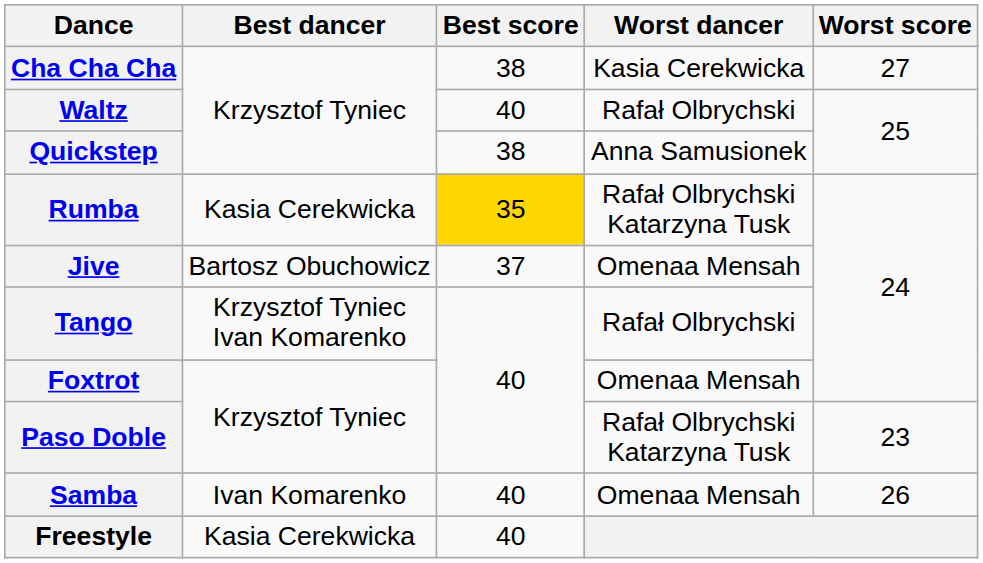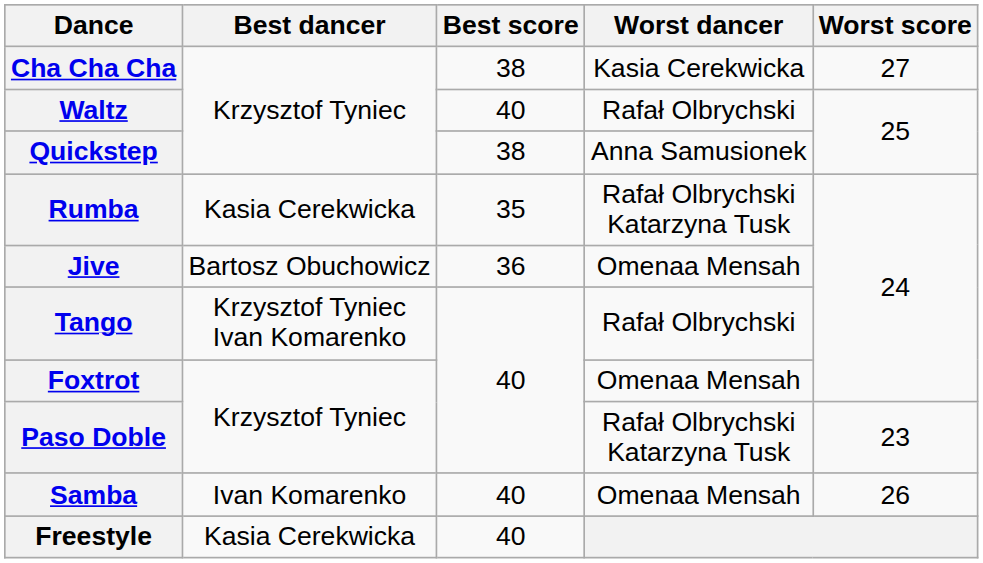(511, 208) gold background -> (511, 208) no background
(511, 266) 37 -> (511, 266) 36
